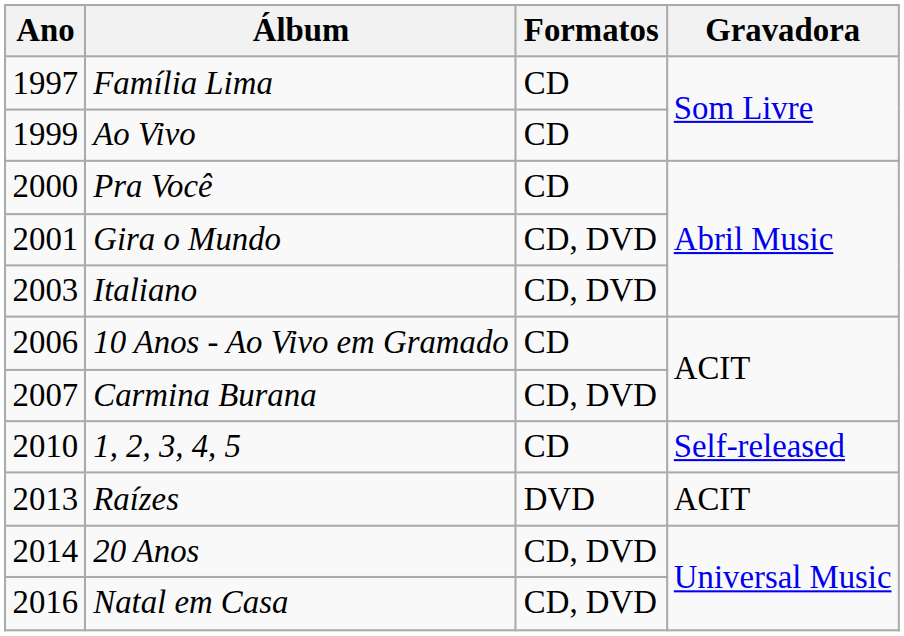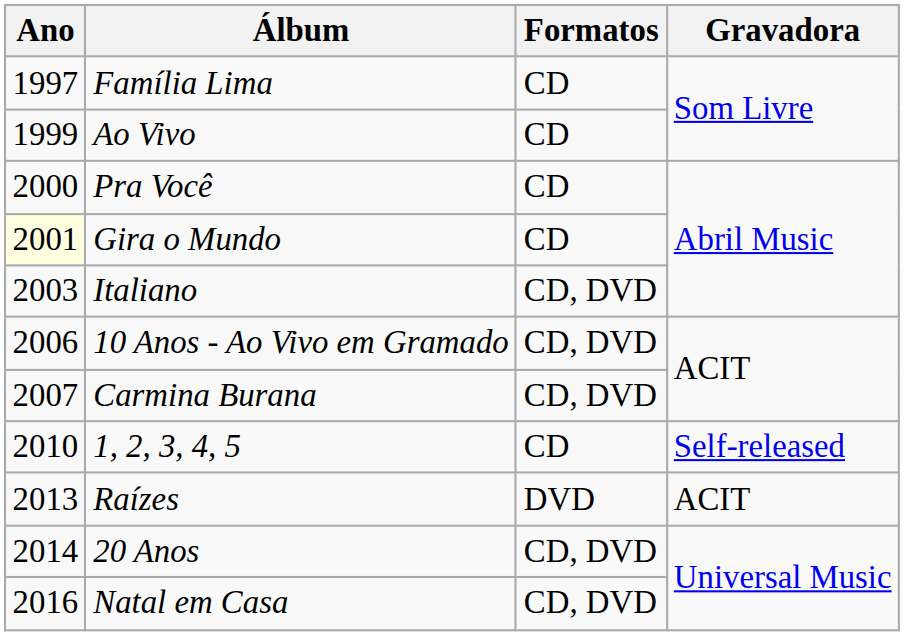(45, 238) no background -> (45, 238) lightyellow background
(590, 238) CD, DVD -> (547, 238) CD
(547, 342) CD -> (590, 342) CD, DVD
